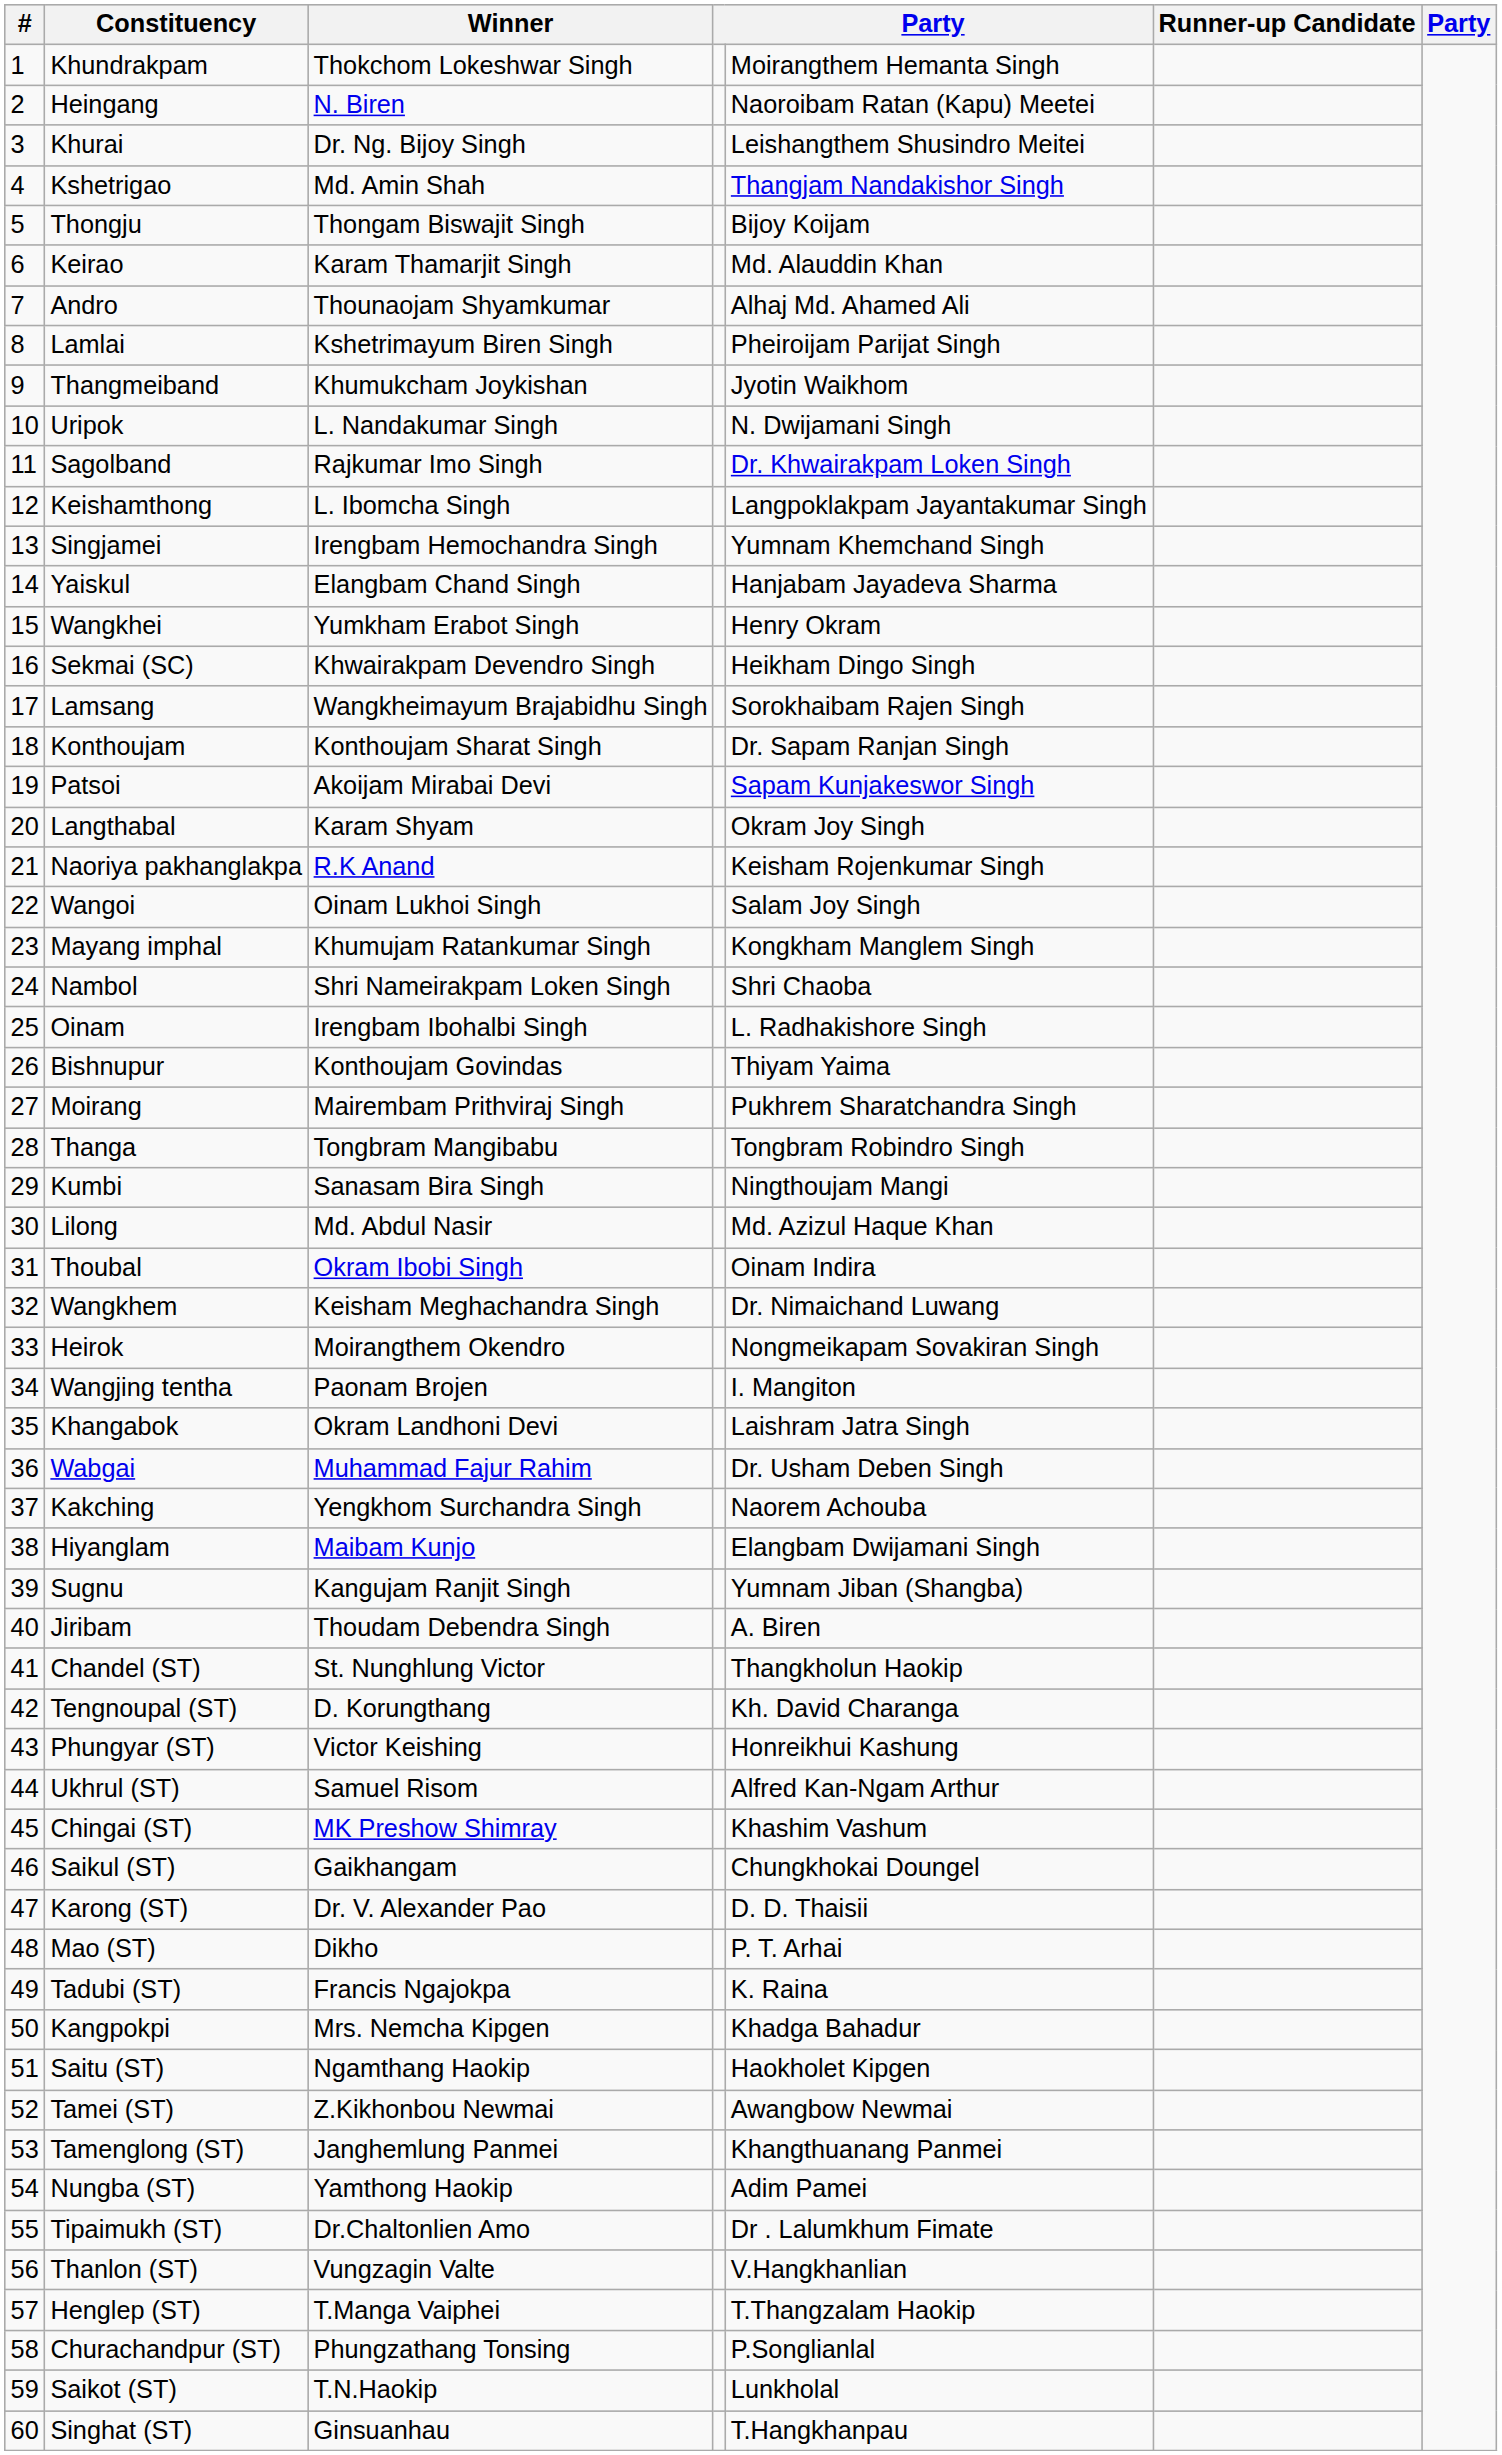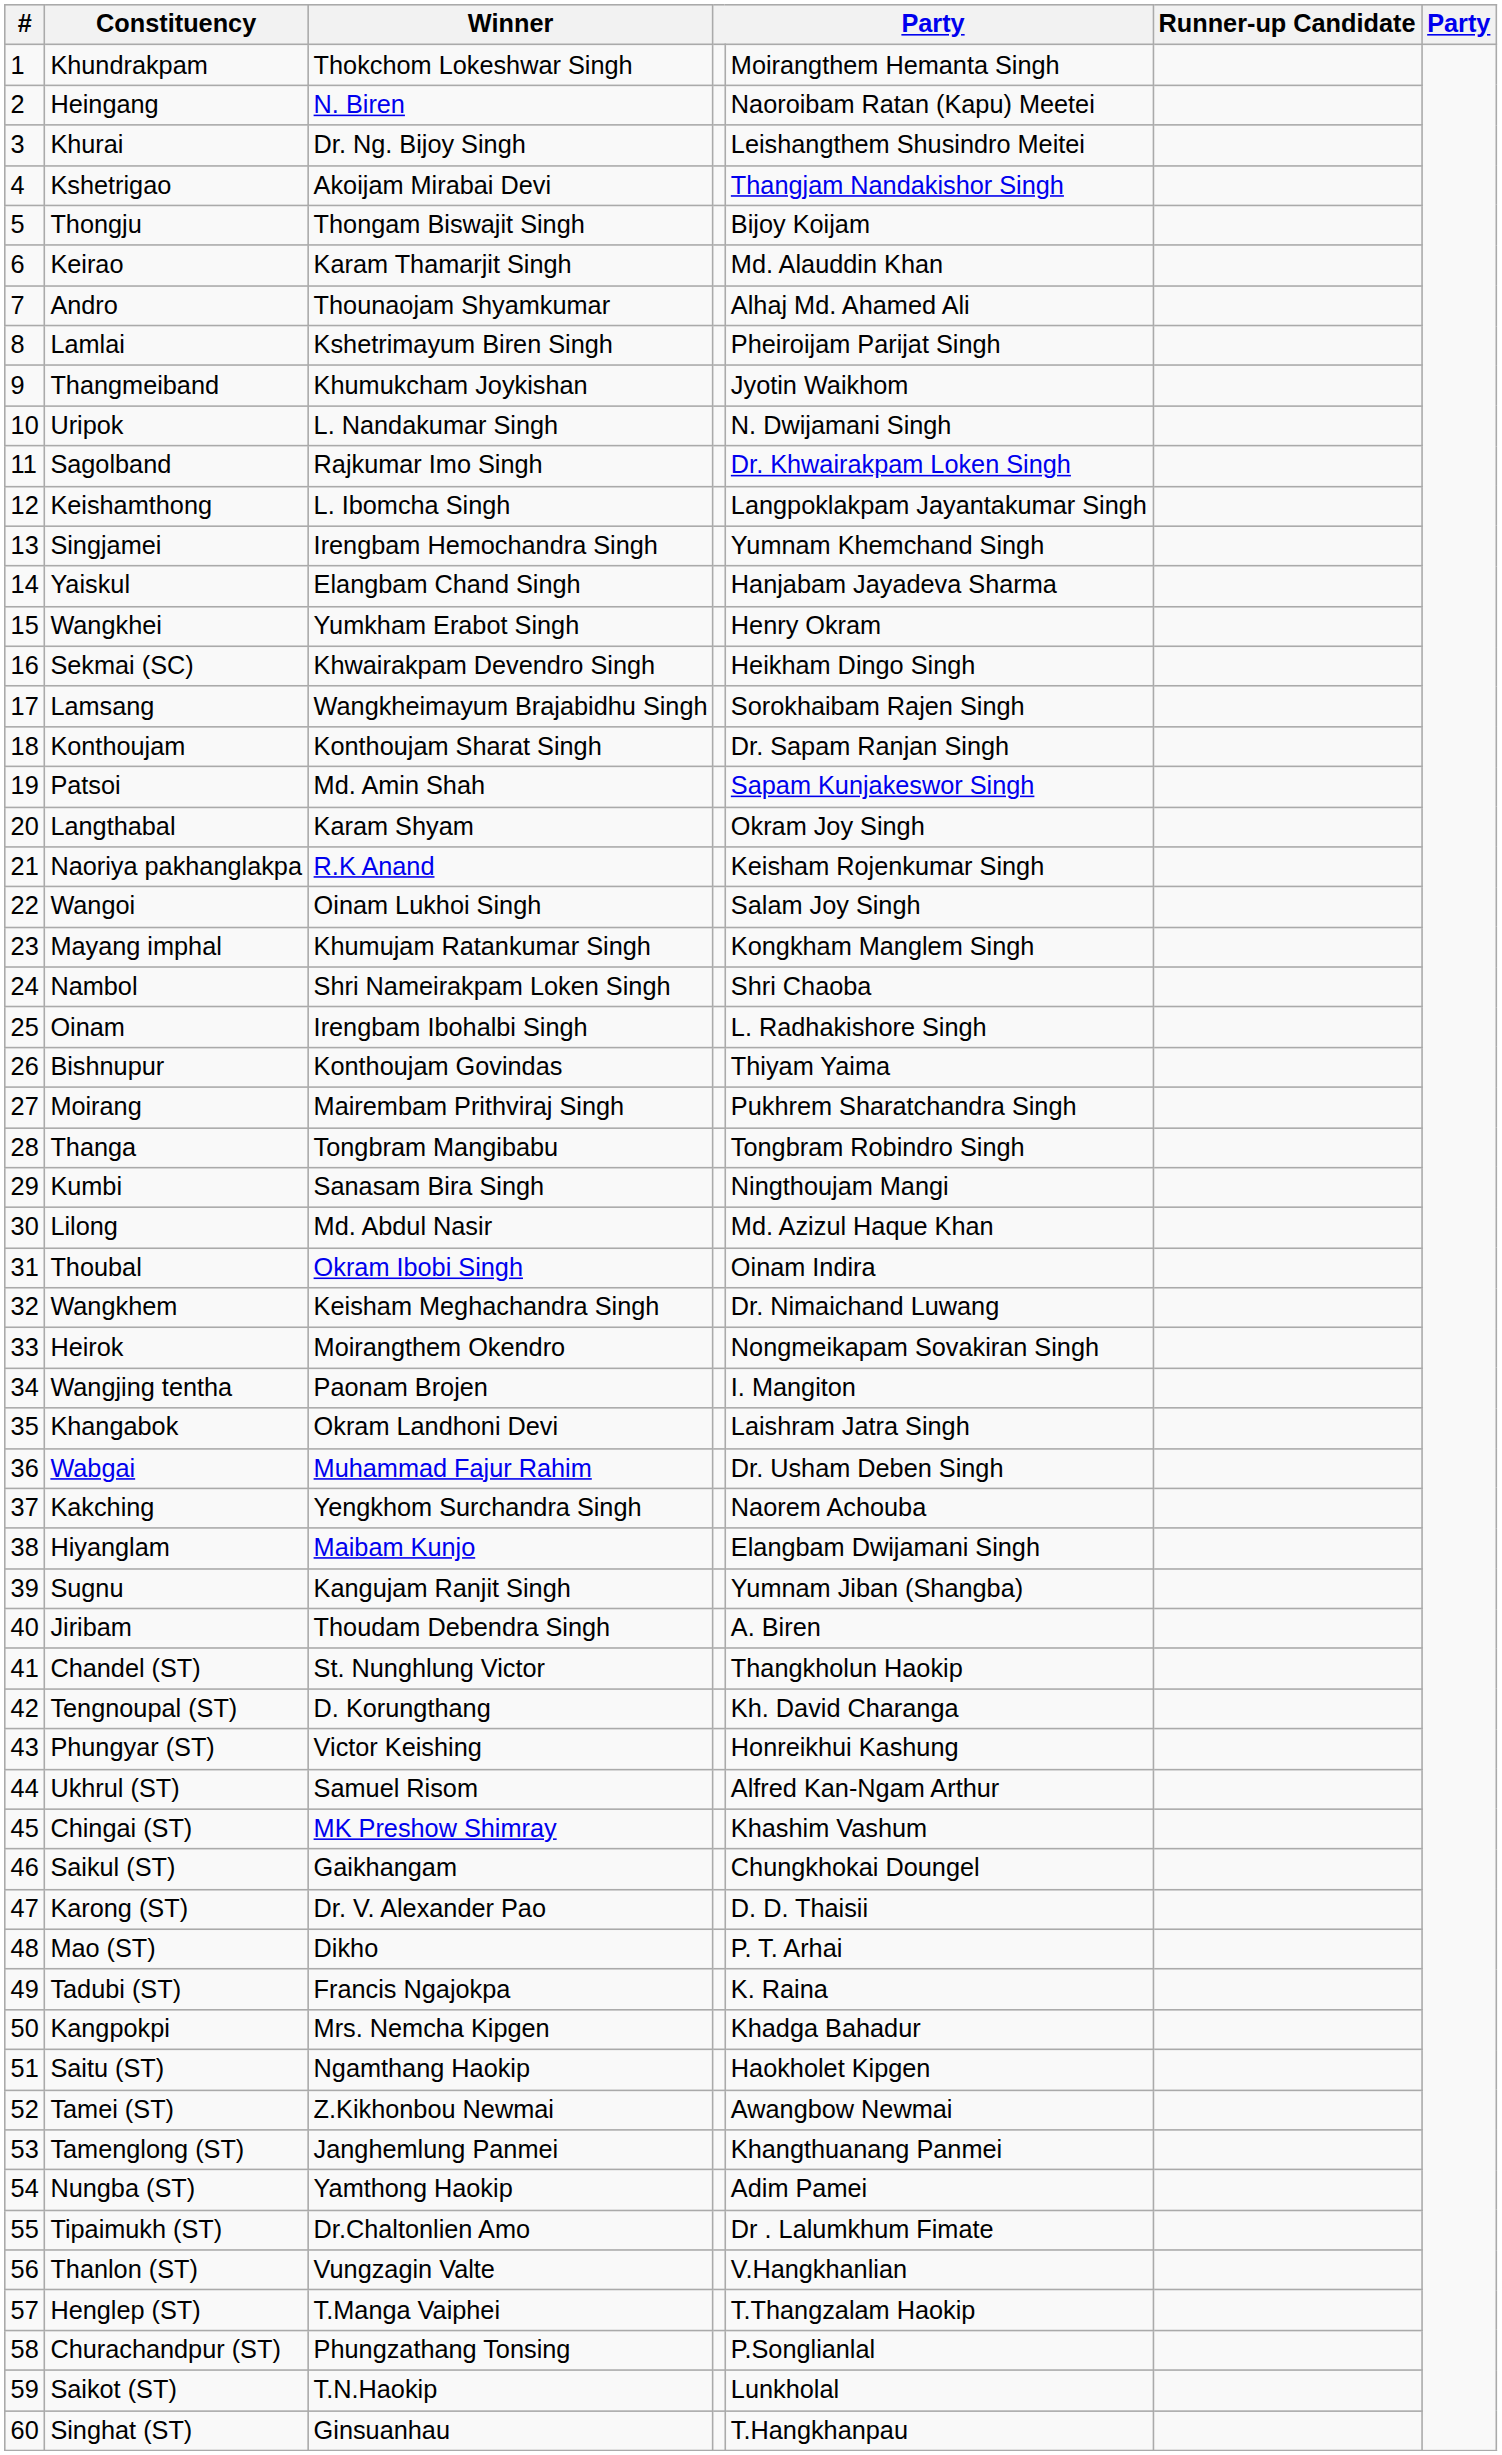(399, 184) Md. Amin Shah -> (432, 184) Akoijam Mirabai Devi
(432, 786) Akoijam Mirabai Devi -> (399, 786) Md. Amin Shah
